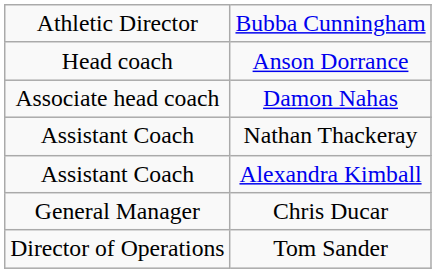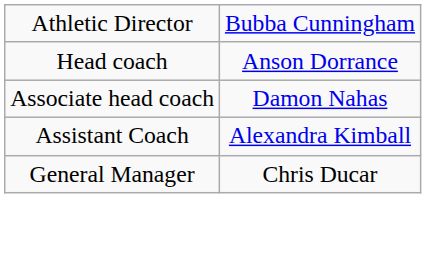- row: (331, 135)
- row: (331, 248)
